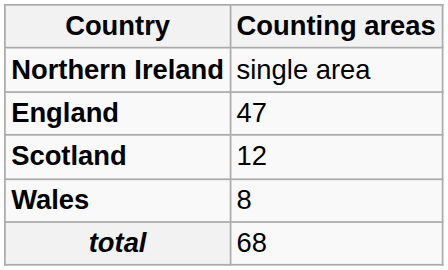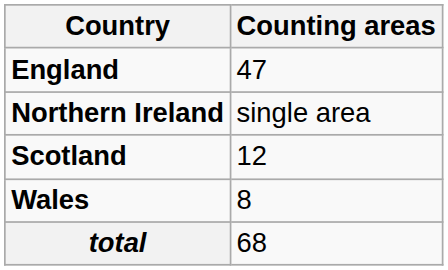rows swapped: (65, 112) <-> (118, 69)
